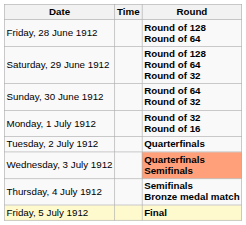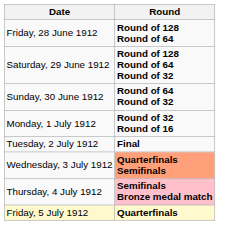- column: (128, 12)
(175, 144) Quarterfinals -> (128, 144) Final
(192, 191) no background -> (165, 191) pink background
(156, 212) Final -> (147, 212) Quarterfinals
